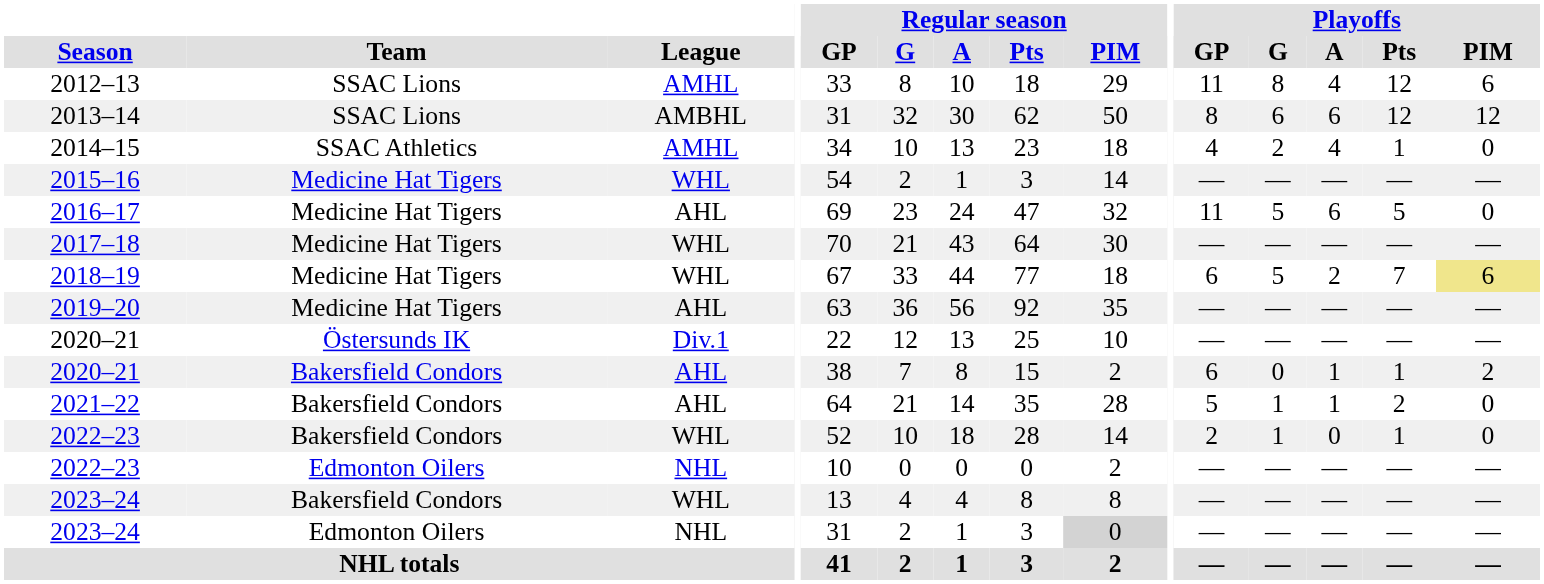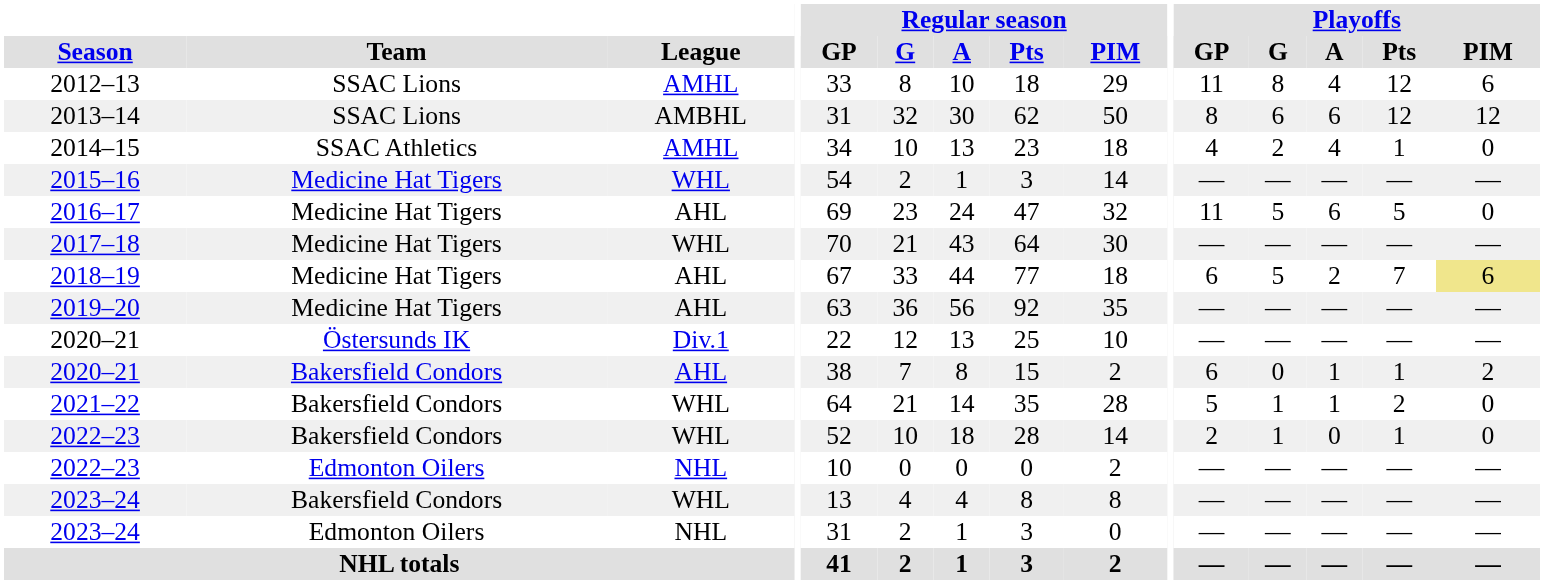(701, 275) WHL -> (701, 275) AHL
(701, 403) AHL -> (701, 403) WHL
(1115, 531) lightgrey background -> (1115, 531) no background
